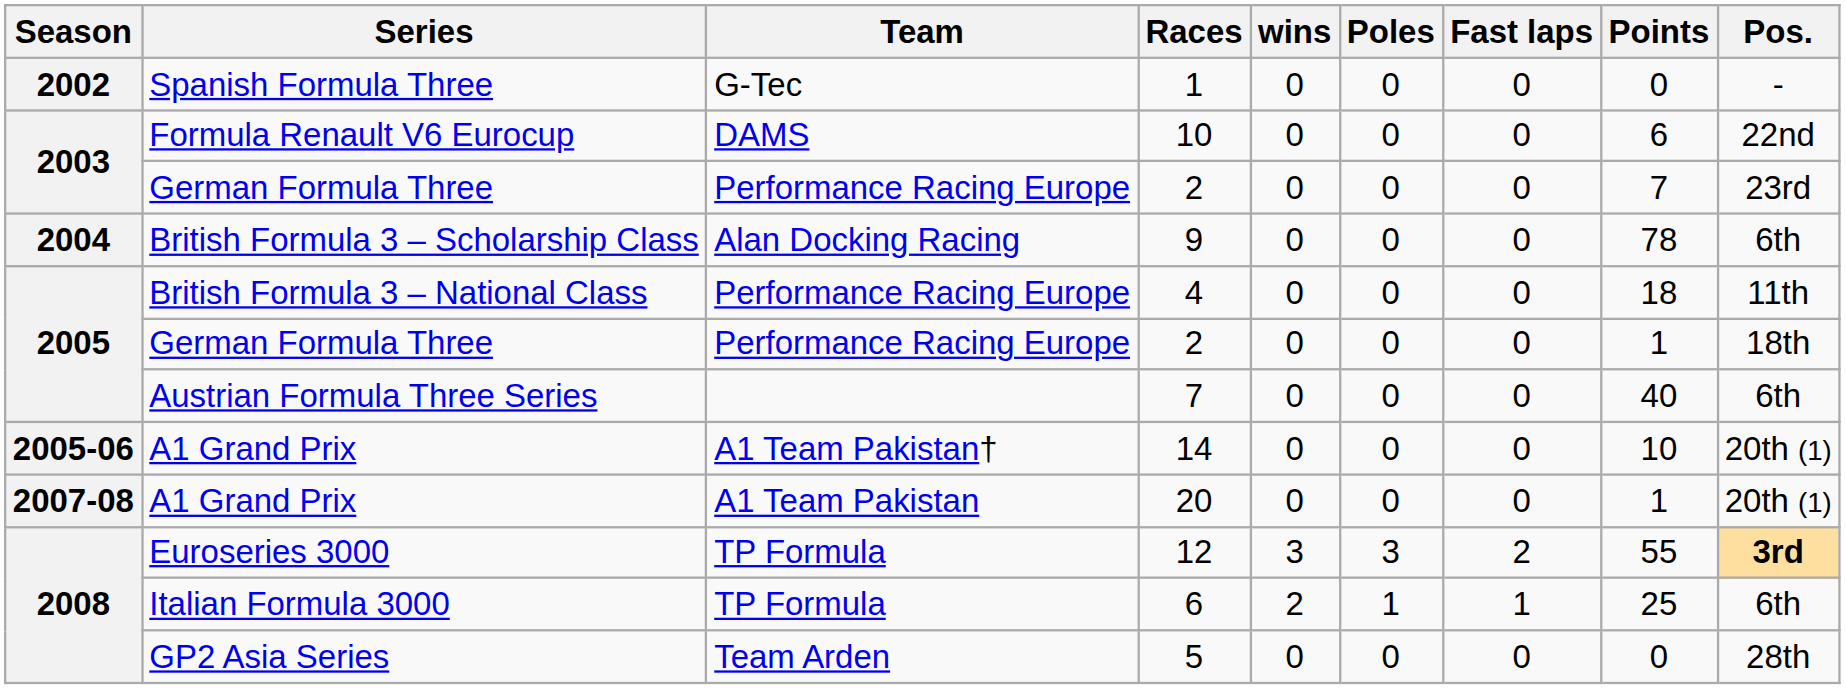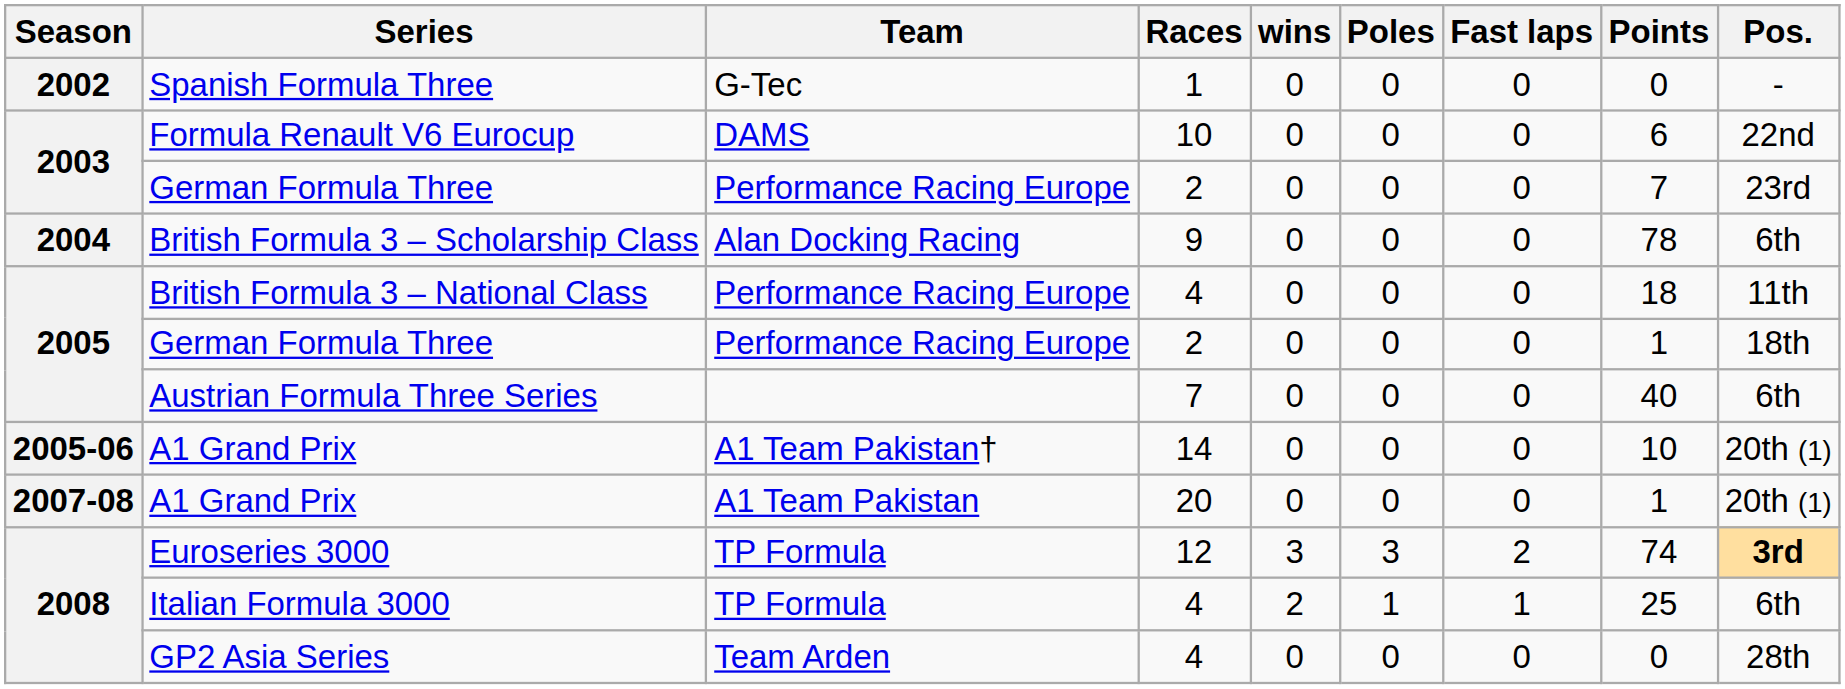(1659, 553) 55 -> (1659, 553) 74
(1194, 605) 6 -> (1194, 605) 4
(1194, 657) 5 -> (1194, 657) 4
